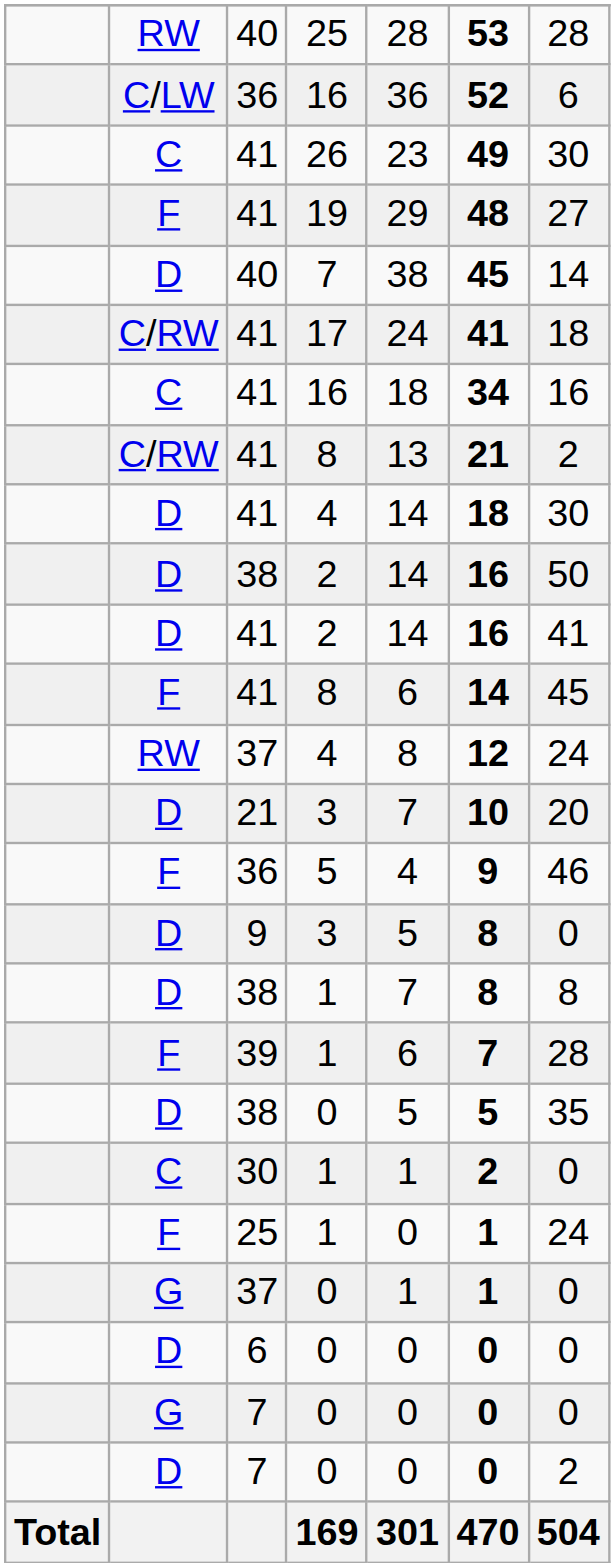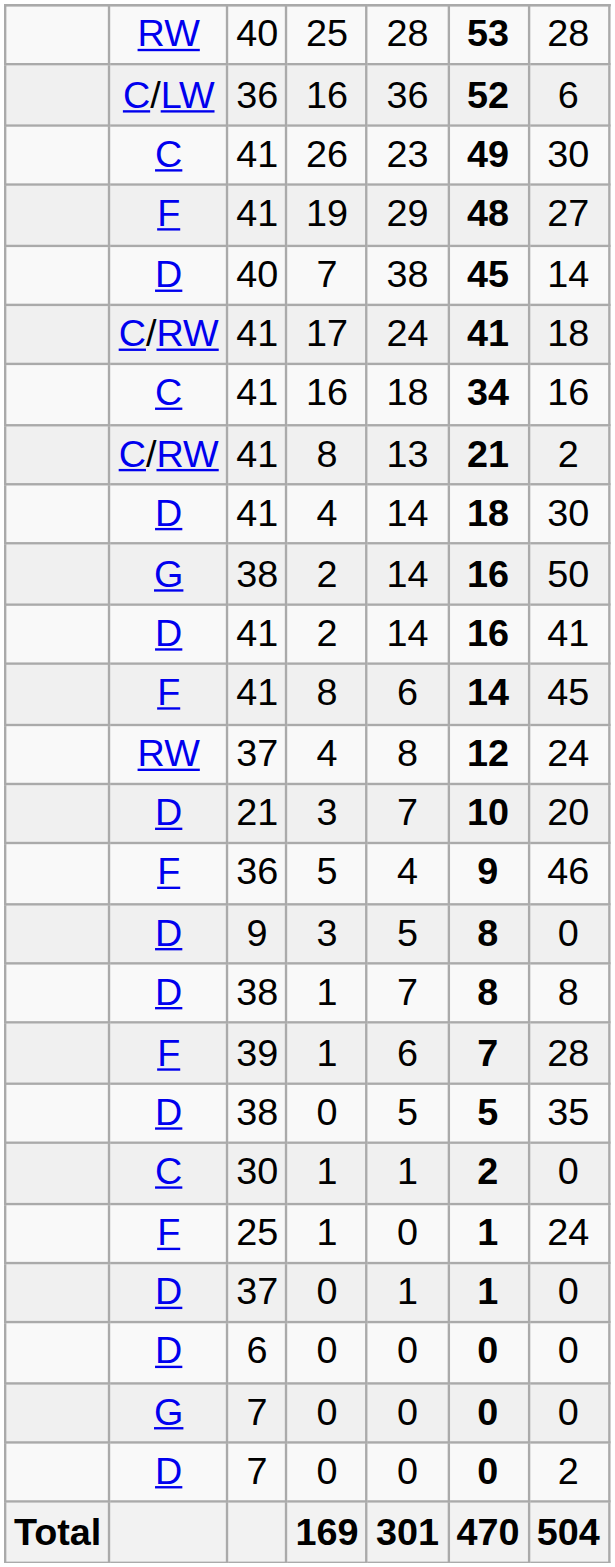(169, 573) D -> (169, 573) G
(169, 1292) G -> (169, 1292) D
